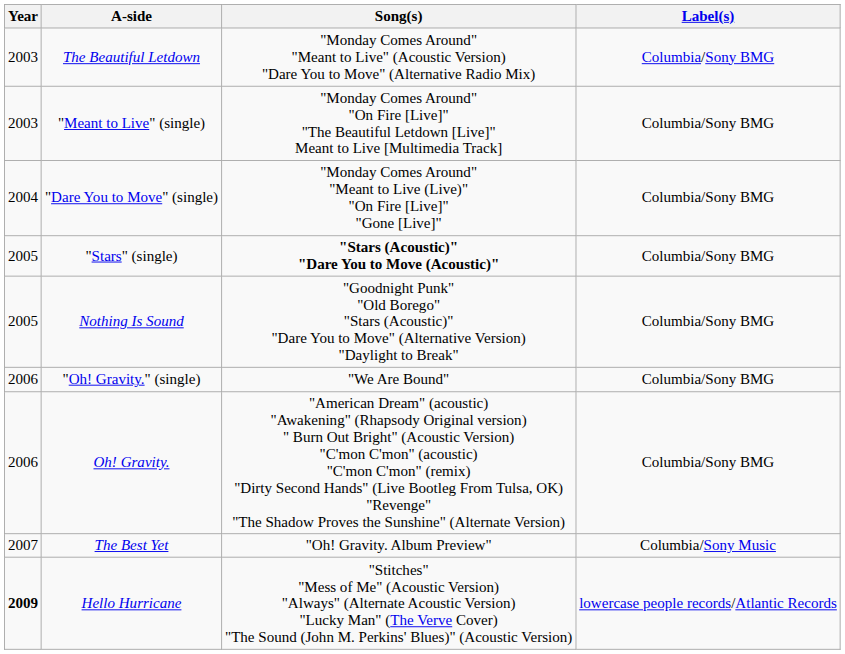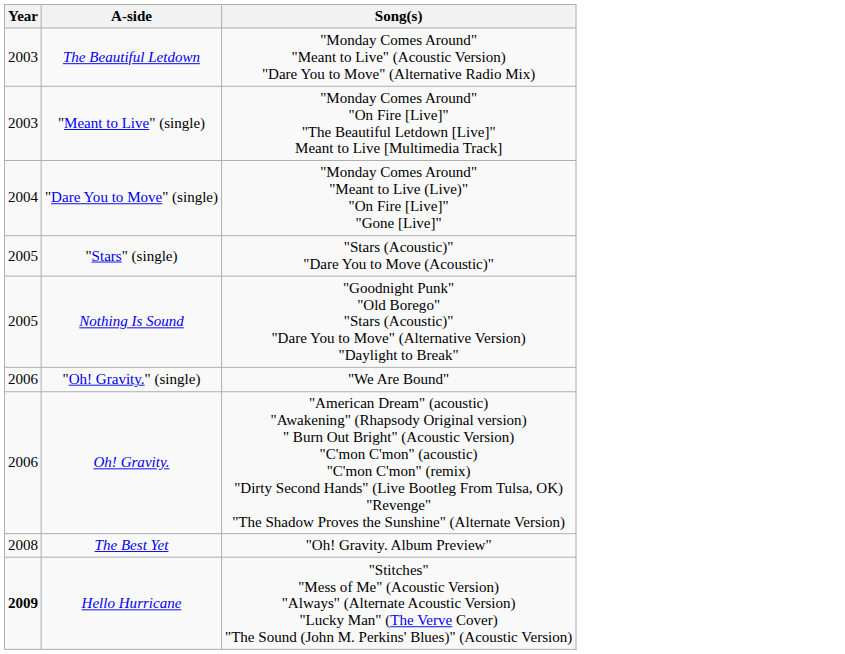- column: (708, 16)
(399, 255) bold -> (399, 255) normal
(23, 545) 2007 -> (23, 545) 2008
